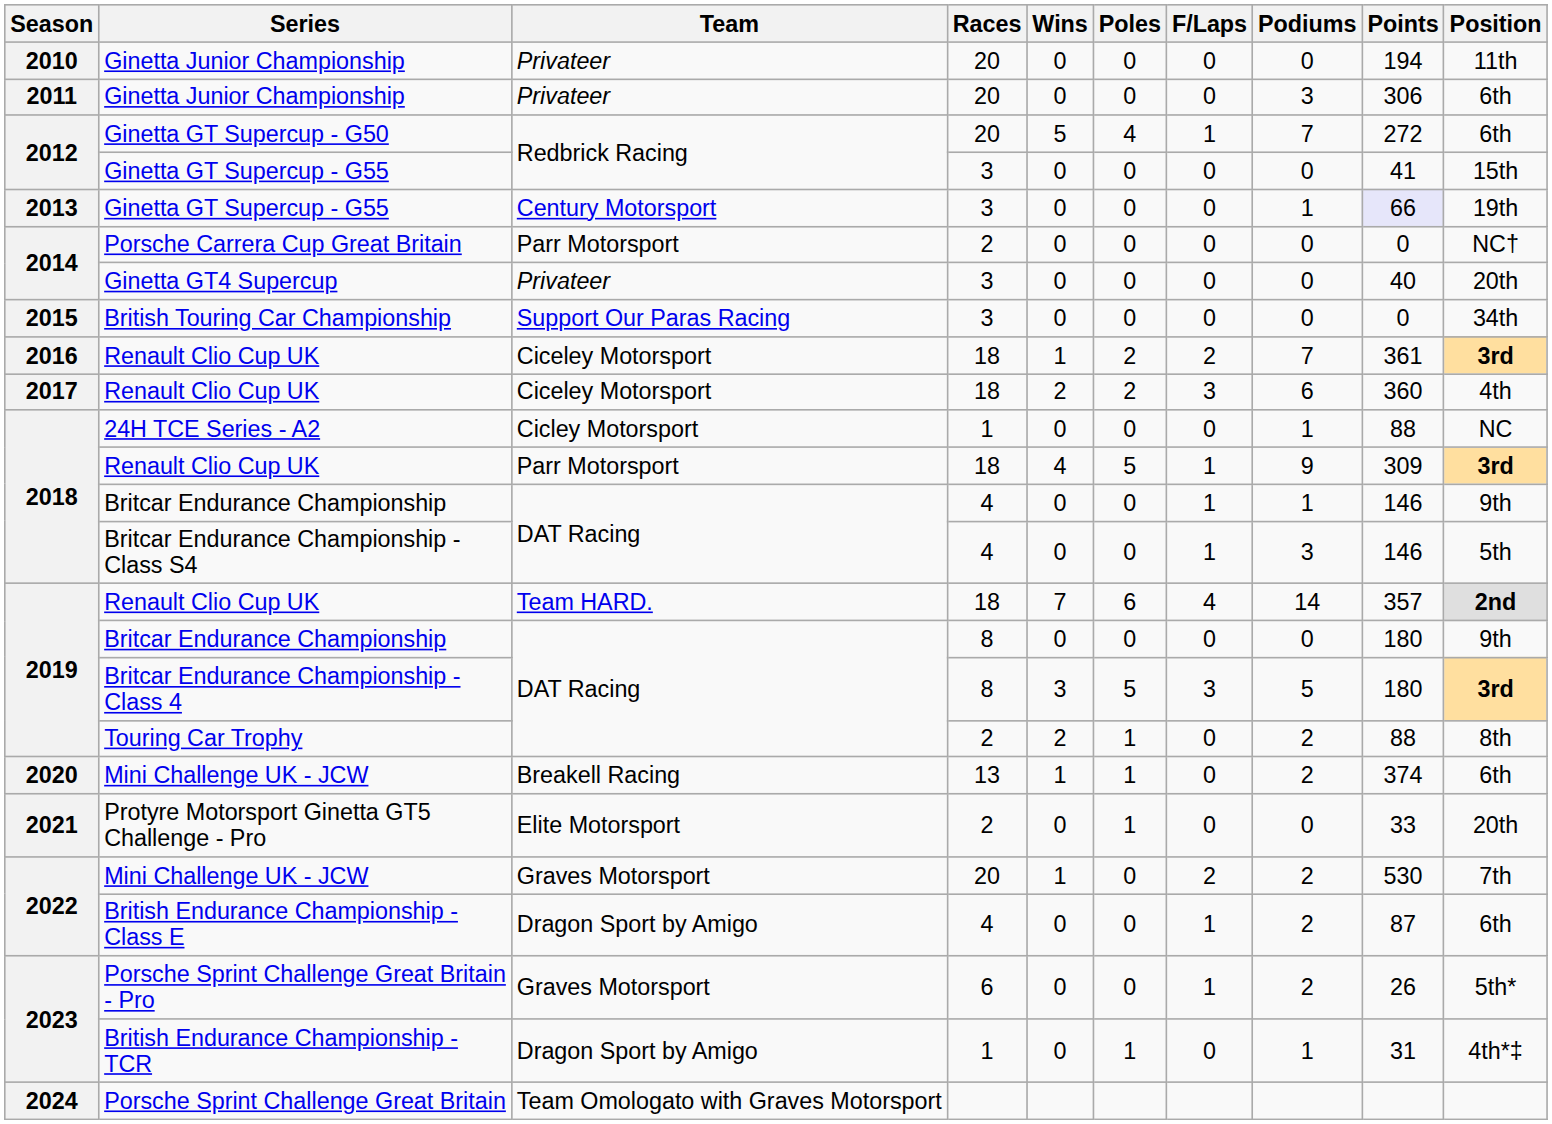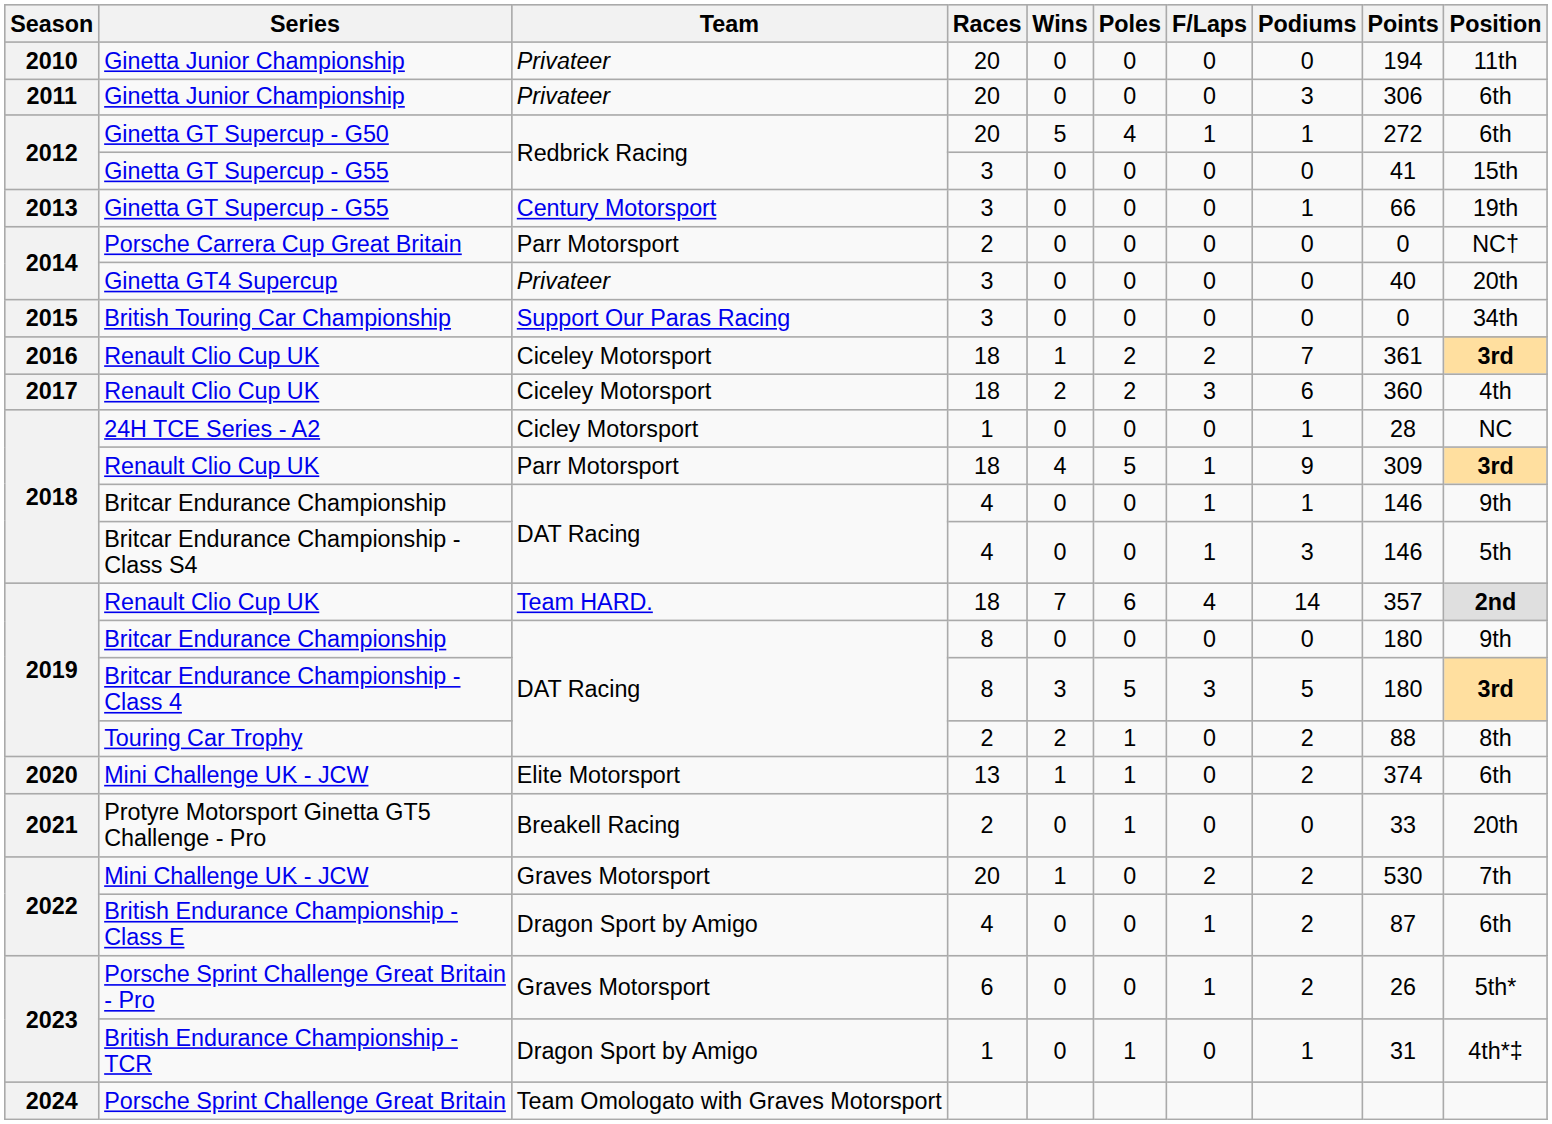(1307, 134) 7 -> (1307, 134) 1
(1403, 208) lavender background -> (1403, 208) no background
(1403, 429) 88 -> (1403, 429) 28
(598, 776) Breakell Racing -> (598, 776) Elite Motorsport
(598, 826) Elite Motorsport -> (598, 826) Breakell Racing
